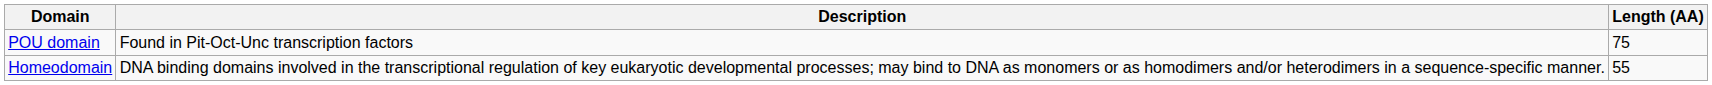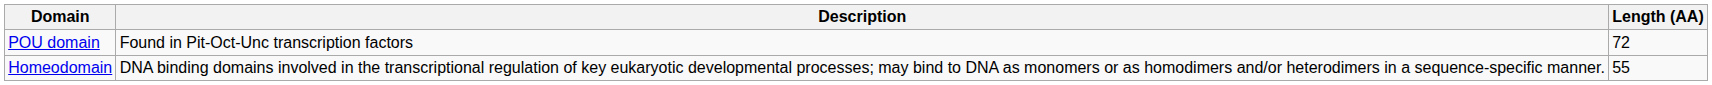(1621, 42) 75 -> (1621, 42) 72
